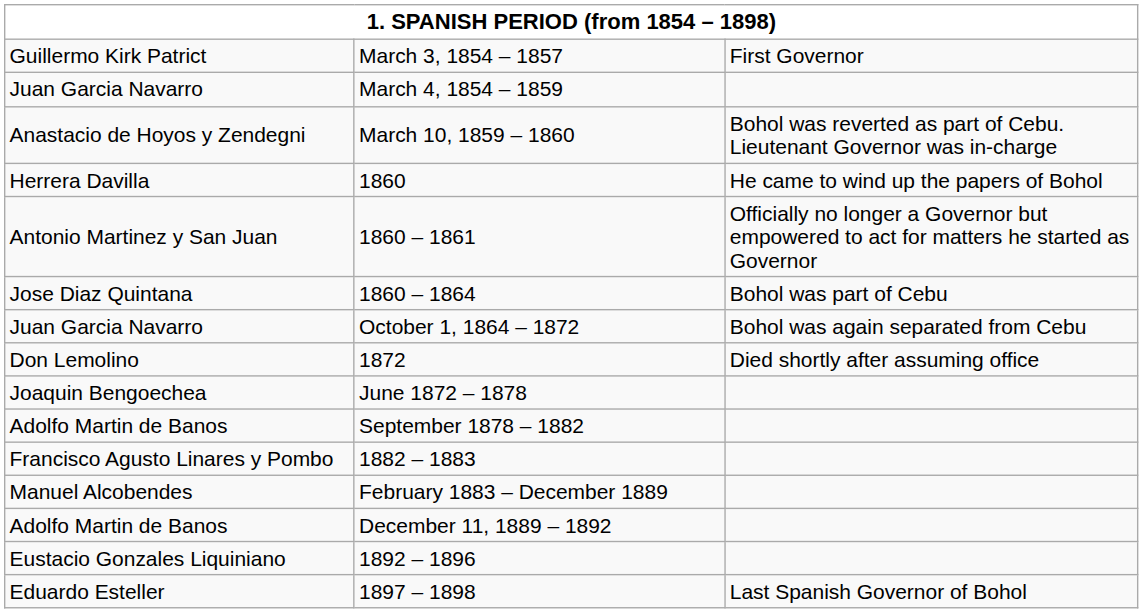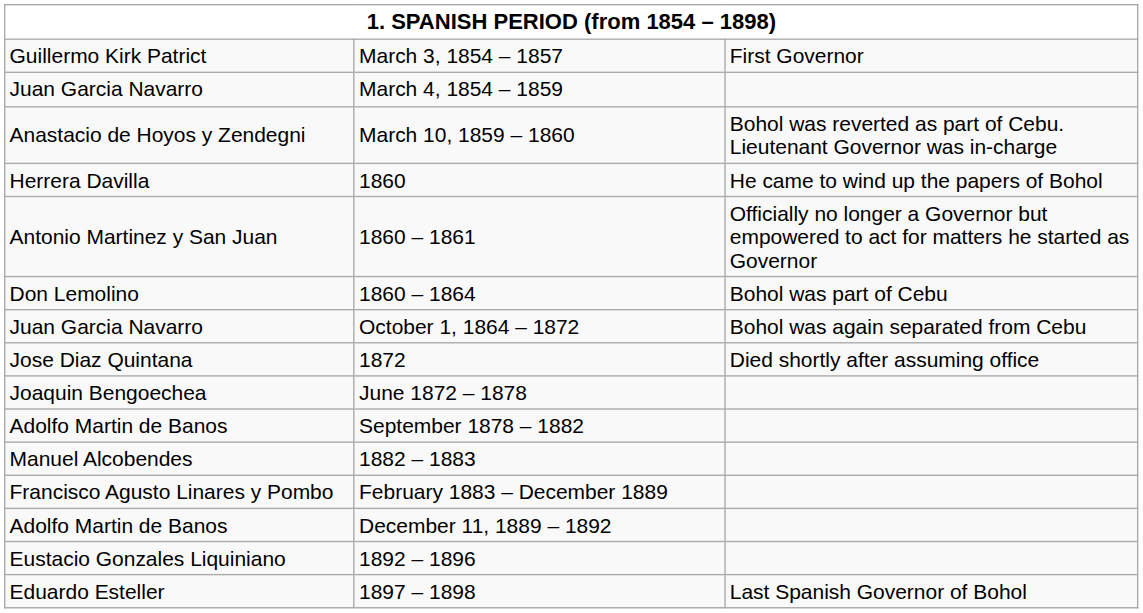(101, 293) Jose Diaz Quintana -> (74, 293) Don Lemolino
(74, 359) Don Lemolino -> (101, 359) Jose Diaz Quintana
(171, 459) Francisco Agusto Linares y Pombo -> (101, 459) Manuel Alcobendes
(101, 492) Manuel Alcobendes -> (171, 492) Francisco Agusto Linares y Pombo
